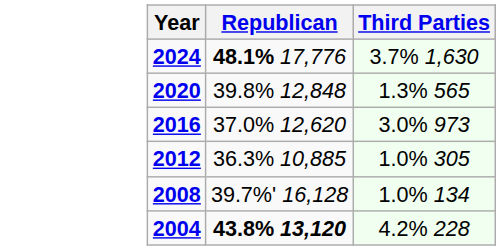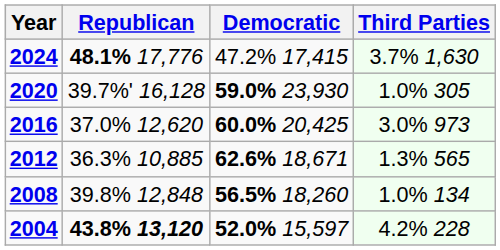+ column: (282, 22)
(279, 91) 39.8% 12,848 -> (136, 91) 39.7%' 16,128
(424, 91) 1.3% 565 -> (424, 91) 1.0% 305
(424, 159) 1.0% 305 -> (424, 159) 1.3% 565
(280, 193) 39.7%' 16,128 -> (136, 193) 39.8% 12,848
